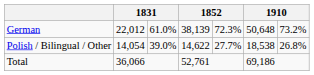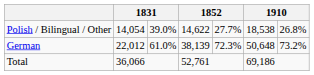rows swapped: (23, 29) <-> (59, 45)
